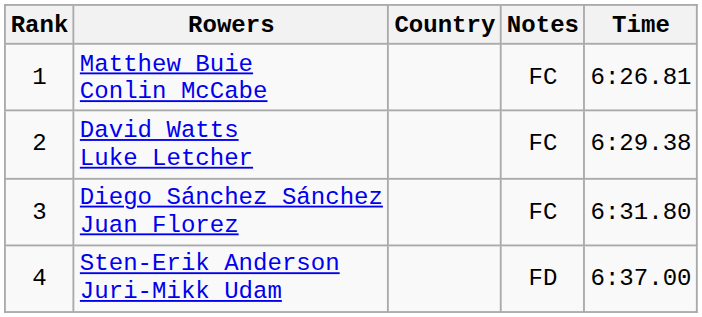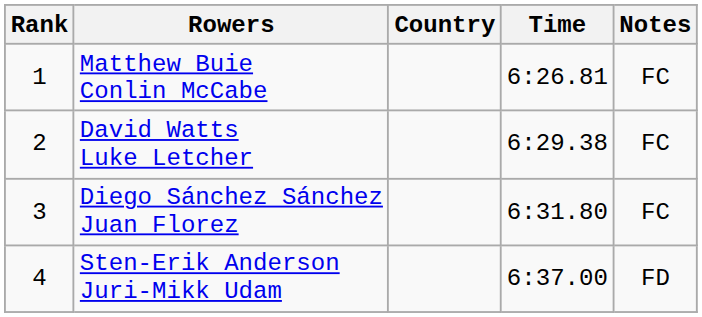columns swapped: (641, 25) <-> (543, 25)
